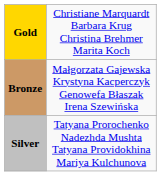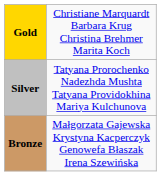rows swapped: (25, 143) <-> (25, 87)
